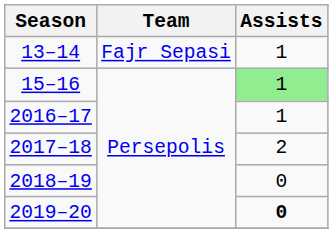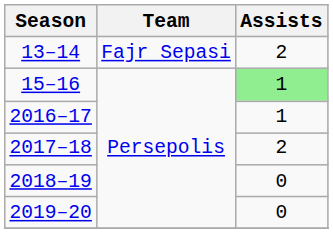(281, 53) 1 -> (281, 53) 2
(281, 213) bold -> (281, 213) normal
